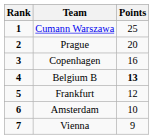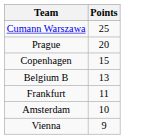- column: (19, 12)
(133, 61) 16 -> (104, 61) 15
(133, 77) bold -> (104, 77) normal
(133, 93) 12 -> (104, 93) 11
